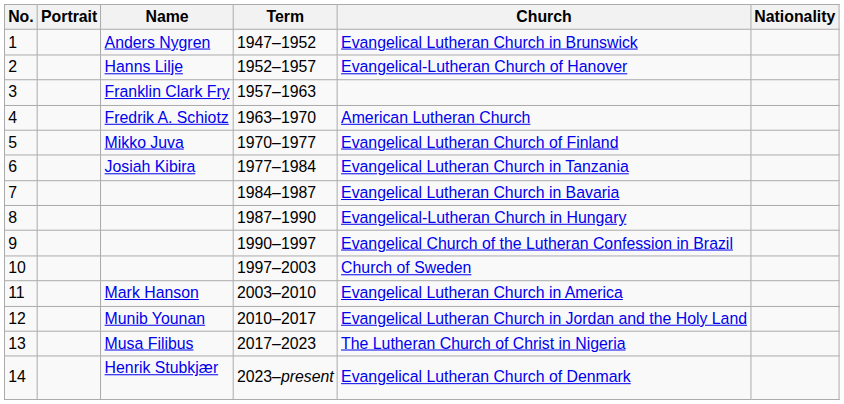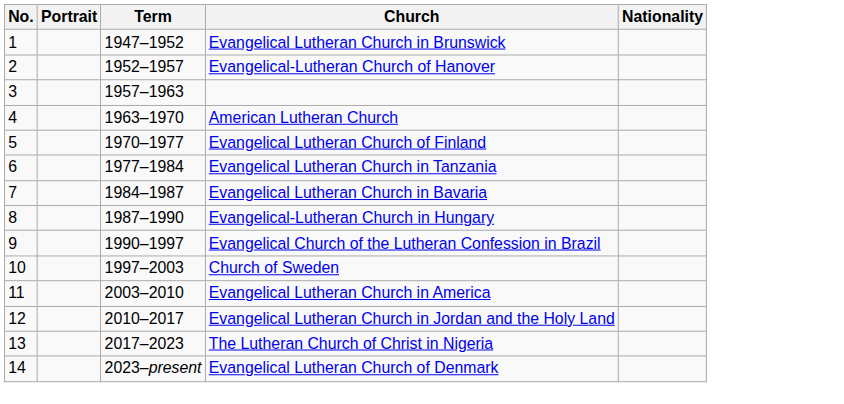- column: (167, 17)
